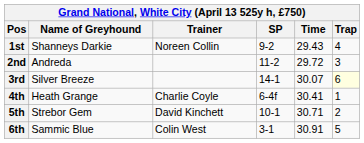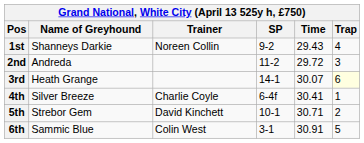(63, 79) Silver Breeze -> (65, 79) Heath Grange
(65, 96) Heath Grange -> (63, 96) Silver Breeze
